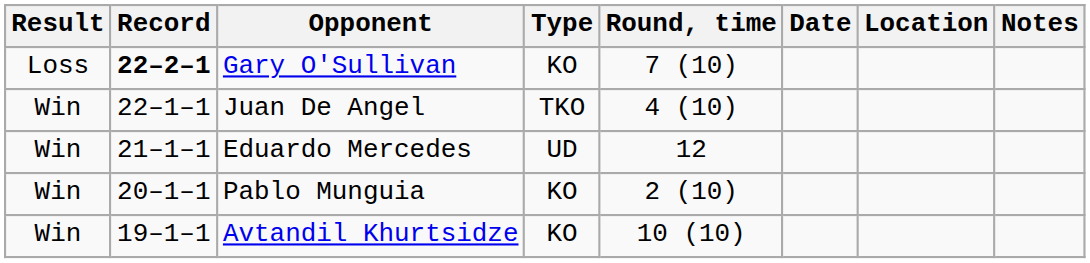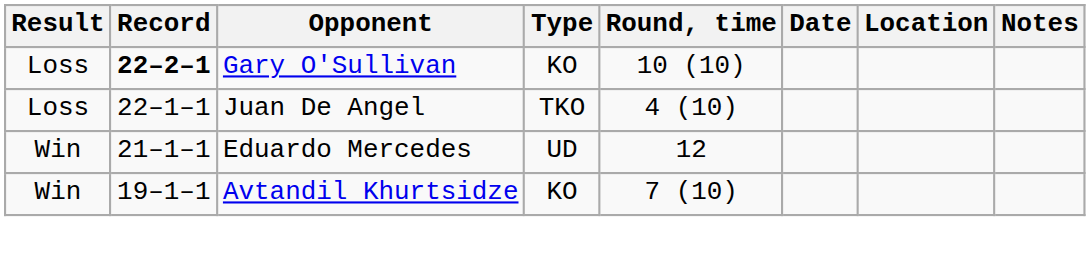(691, 68) 7 (10) -> (691, 68) 10 (10)
(58, 110) Win -> (58, 110) Loss
- row: (324, 194)
(691, 236) 10 (10) -> (691, 194) 7 (10)
